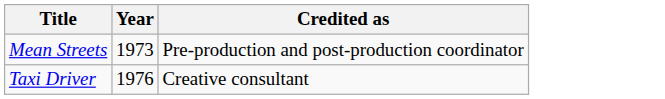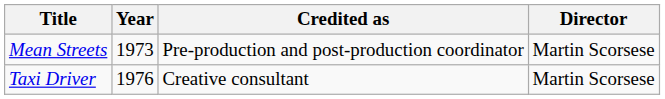+ column: (594, 19)
